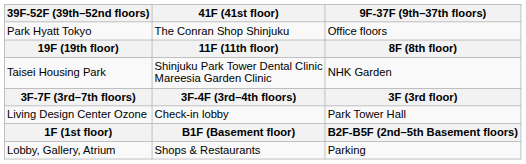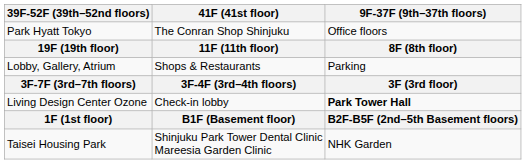rows swapped: (56, 72) <-> (61, 150)
(367, 114) normal -> (369, 102) bold
